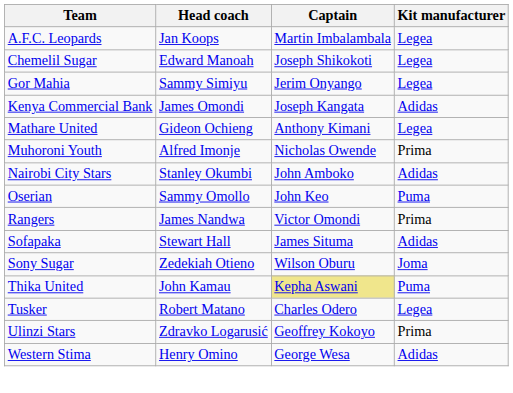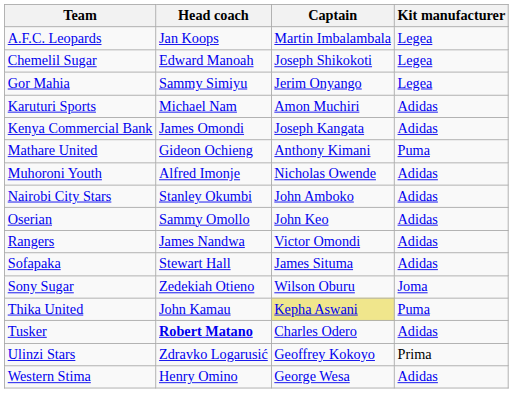+ row: (52, 106)
(415, 128) Legea -> (414, 151) Puma
(415, 151) Prima -> (418, 173) Adidas
(414, 196) Puma -> (418, 219) Adidas
(415, 219) Prima -> (418, 241) Adidas
(202, 309) normal -> (206, 331) bold
(415, 309) Legea -> (418, 331) Adidas
